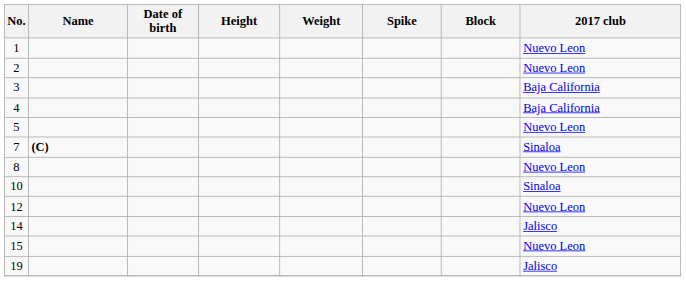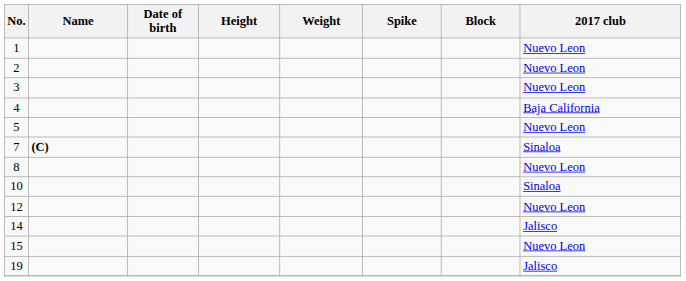(561, 87) Baja California -> (554, 87) Nuevo Leon
